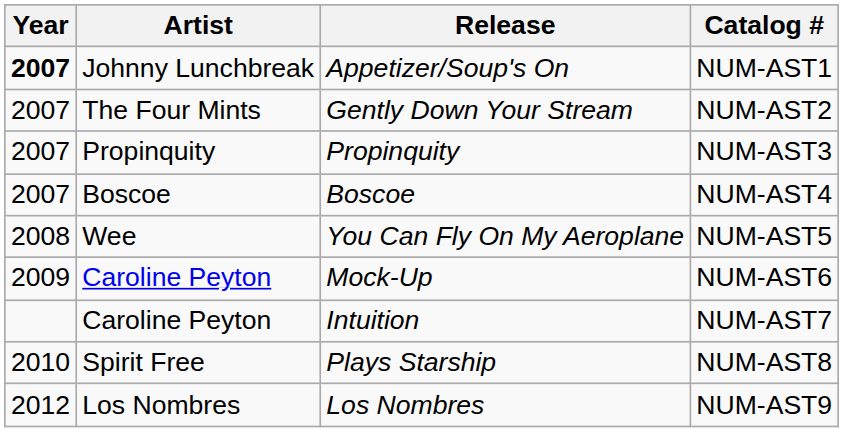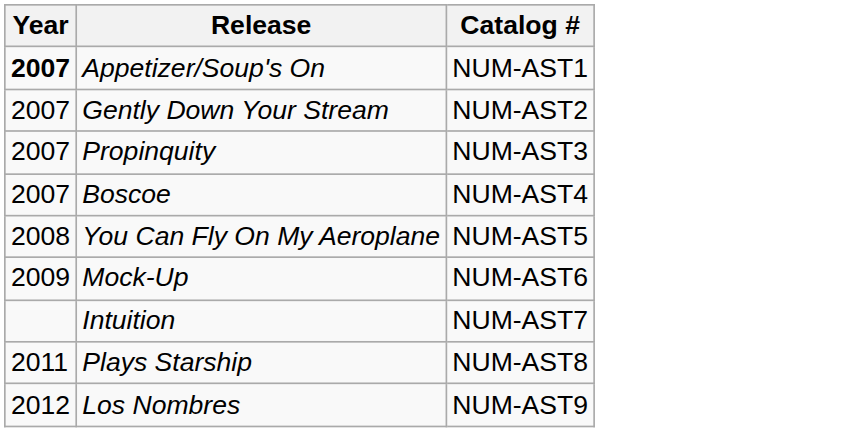- column: (198, 25)
(40, 362) 2010 -> (40, 362) 2011
